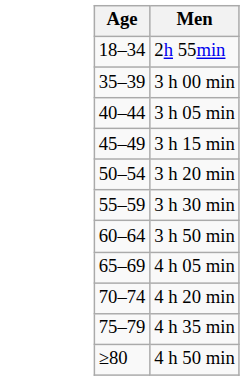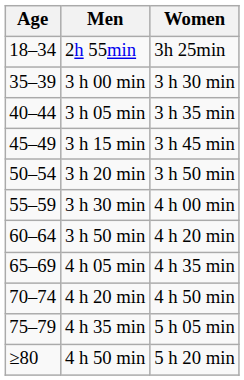+ column: (195, 20)
